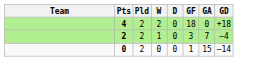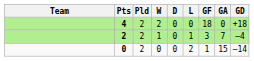+ column: (191, 11)
